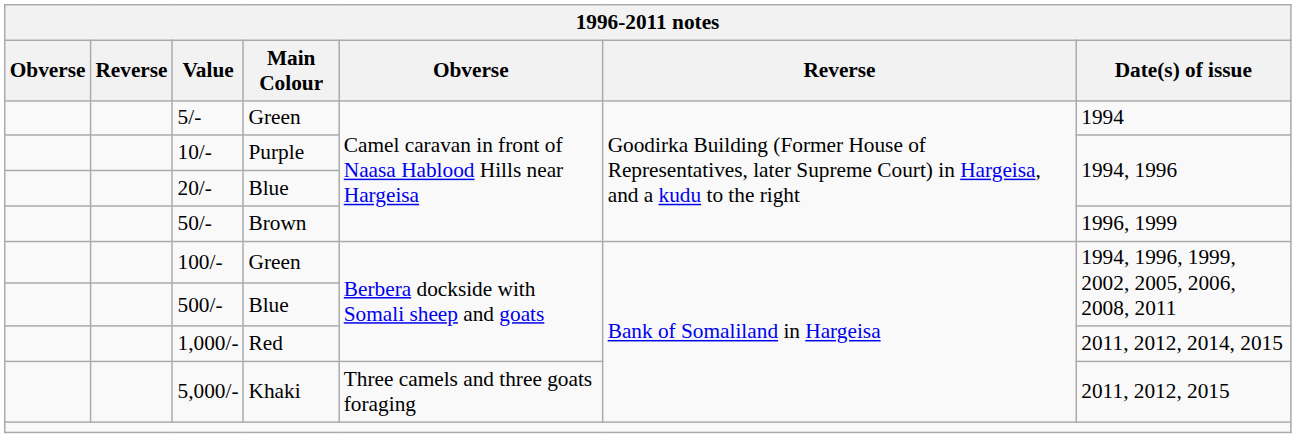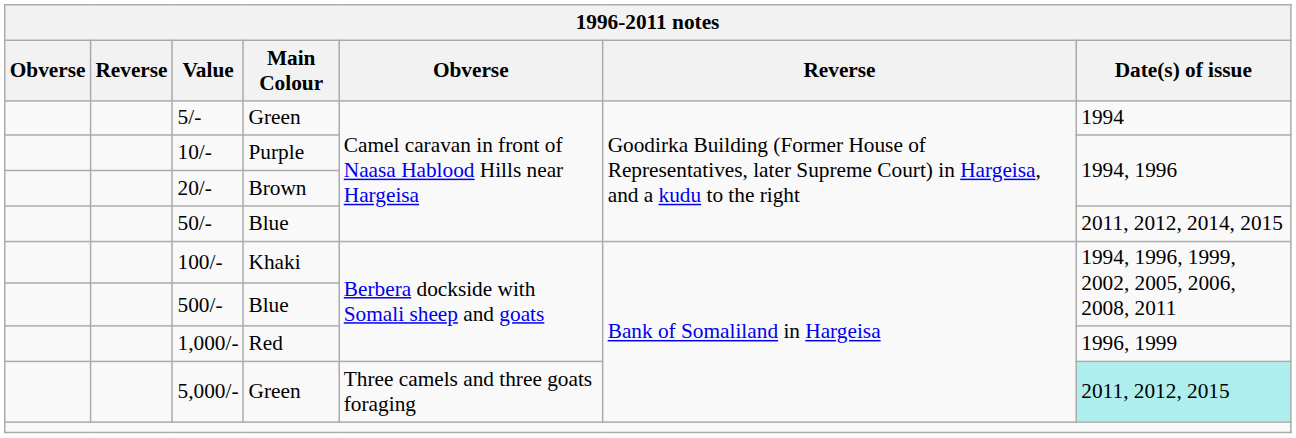(269, 188) Blue -> (277, 188) Brown
(277, 223) Brown -> (269, 223) Blue
(1129, 223) 1996, 1999 -> (1182, 223) 2011, 2012, 2014, 2015
(275, 262) Green -> (275, 262) Khaki
(1182, 343) 2011, 2012, 2014, 2015 -> (1129, 343) 1996, 1999
(275, 391) Khaki -> (275, 391) Green
(1155, 391) no background -> (1155, 391) paleturquoise background
